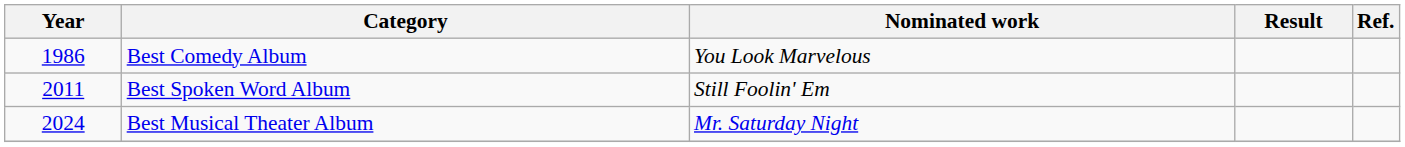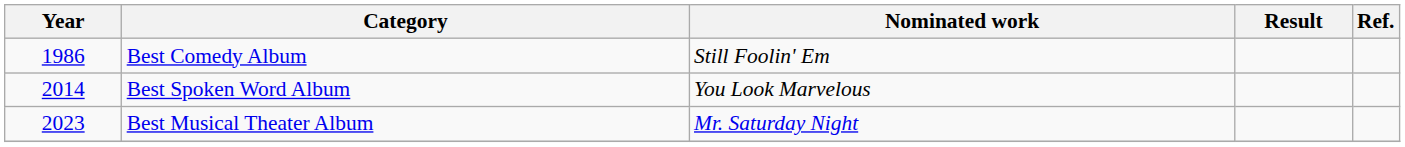(782, 55) You Look Marvelous -> (762, 55) Still Foolin' Em
(63, 89) 2011 -> (63, 89) 2014
(762, 89) Still Foolin' Em -> (782, 89) You Look Marvelous
(63, 123) 2024 -> (63, 123) 2023
